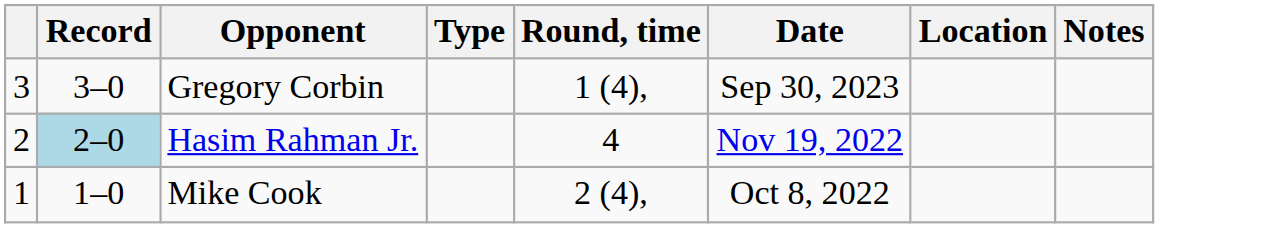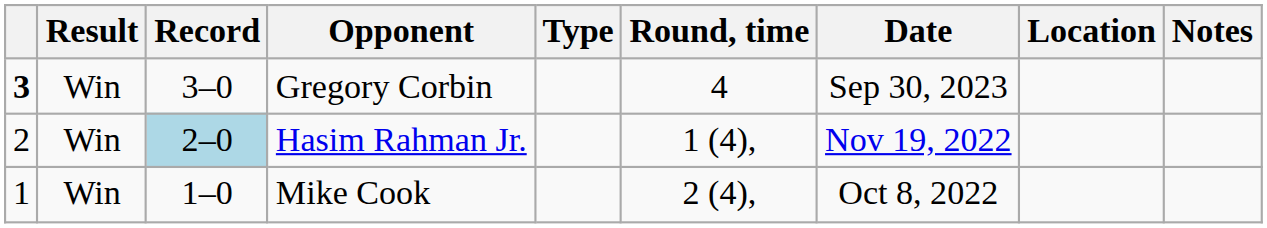+ column: (92, 31)
(21, 85) normal -> (21, 85) bold
(611, 85) 1 (4), -> (719, 85) 4
(611, 139) 4 -> (719, 139) 1 (4),
